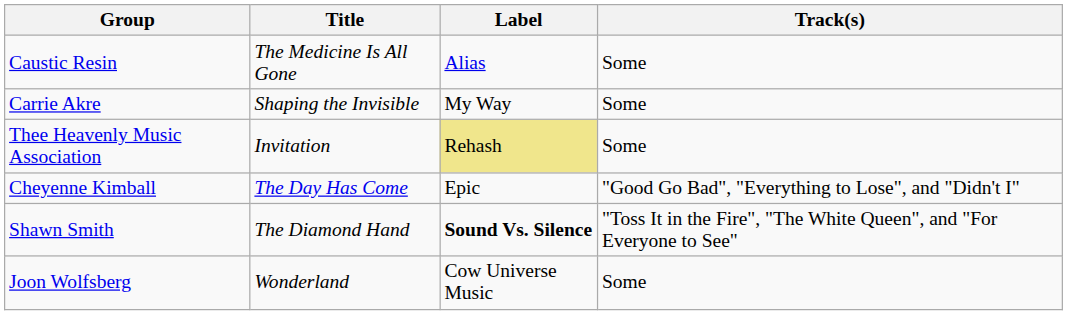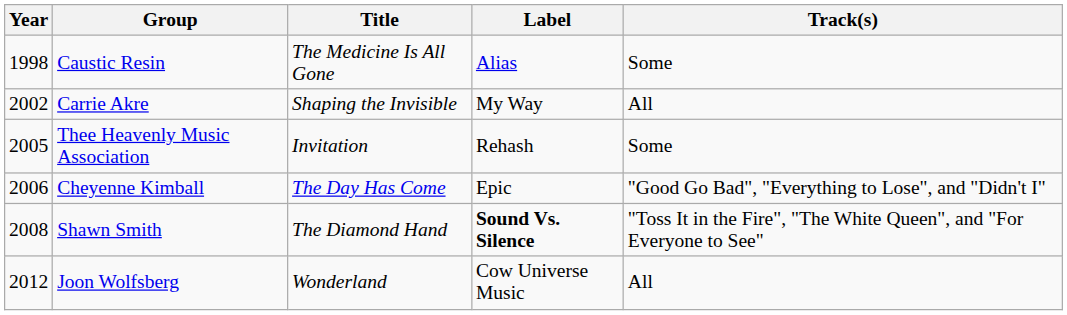+ column: (29, 19)
(624, 103) Some -> (640, 103) All
(473, 145) khaki background -> (505, 145) no background
(624, 282) Some -> (640, 282) All
